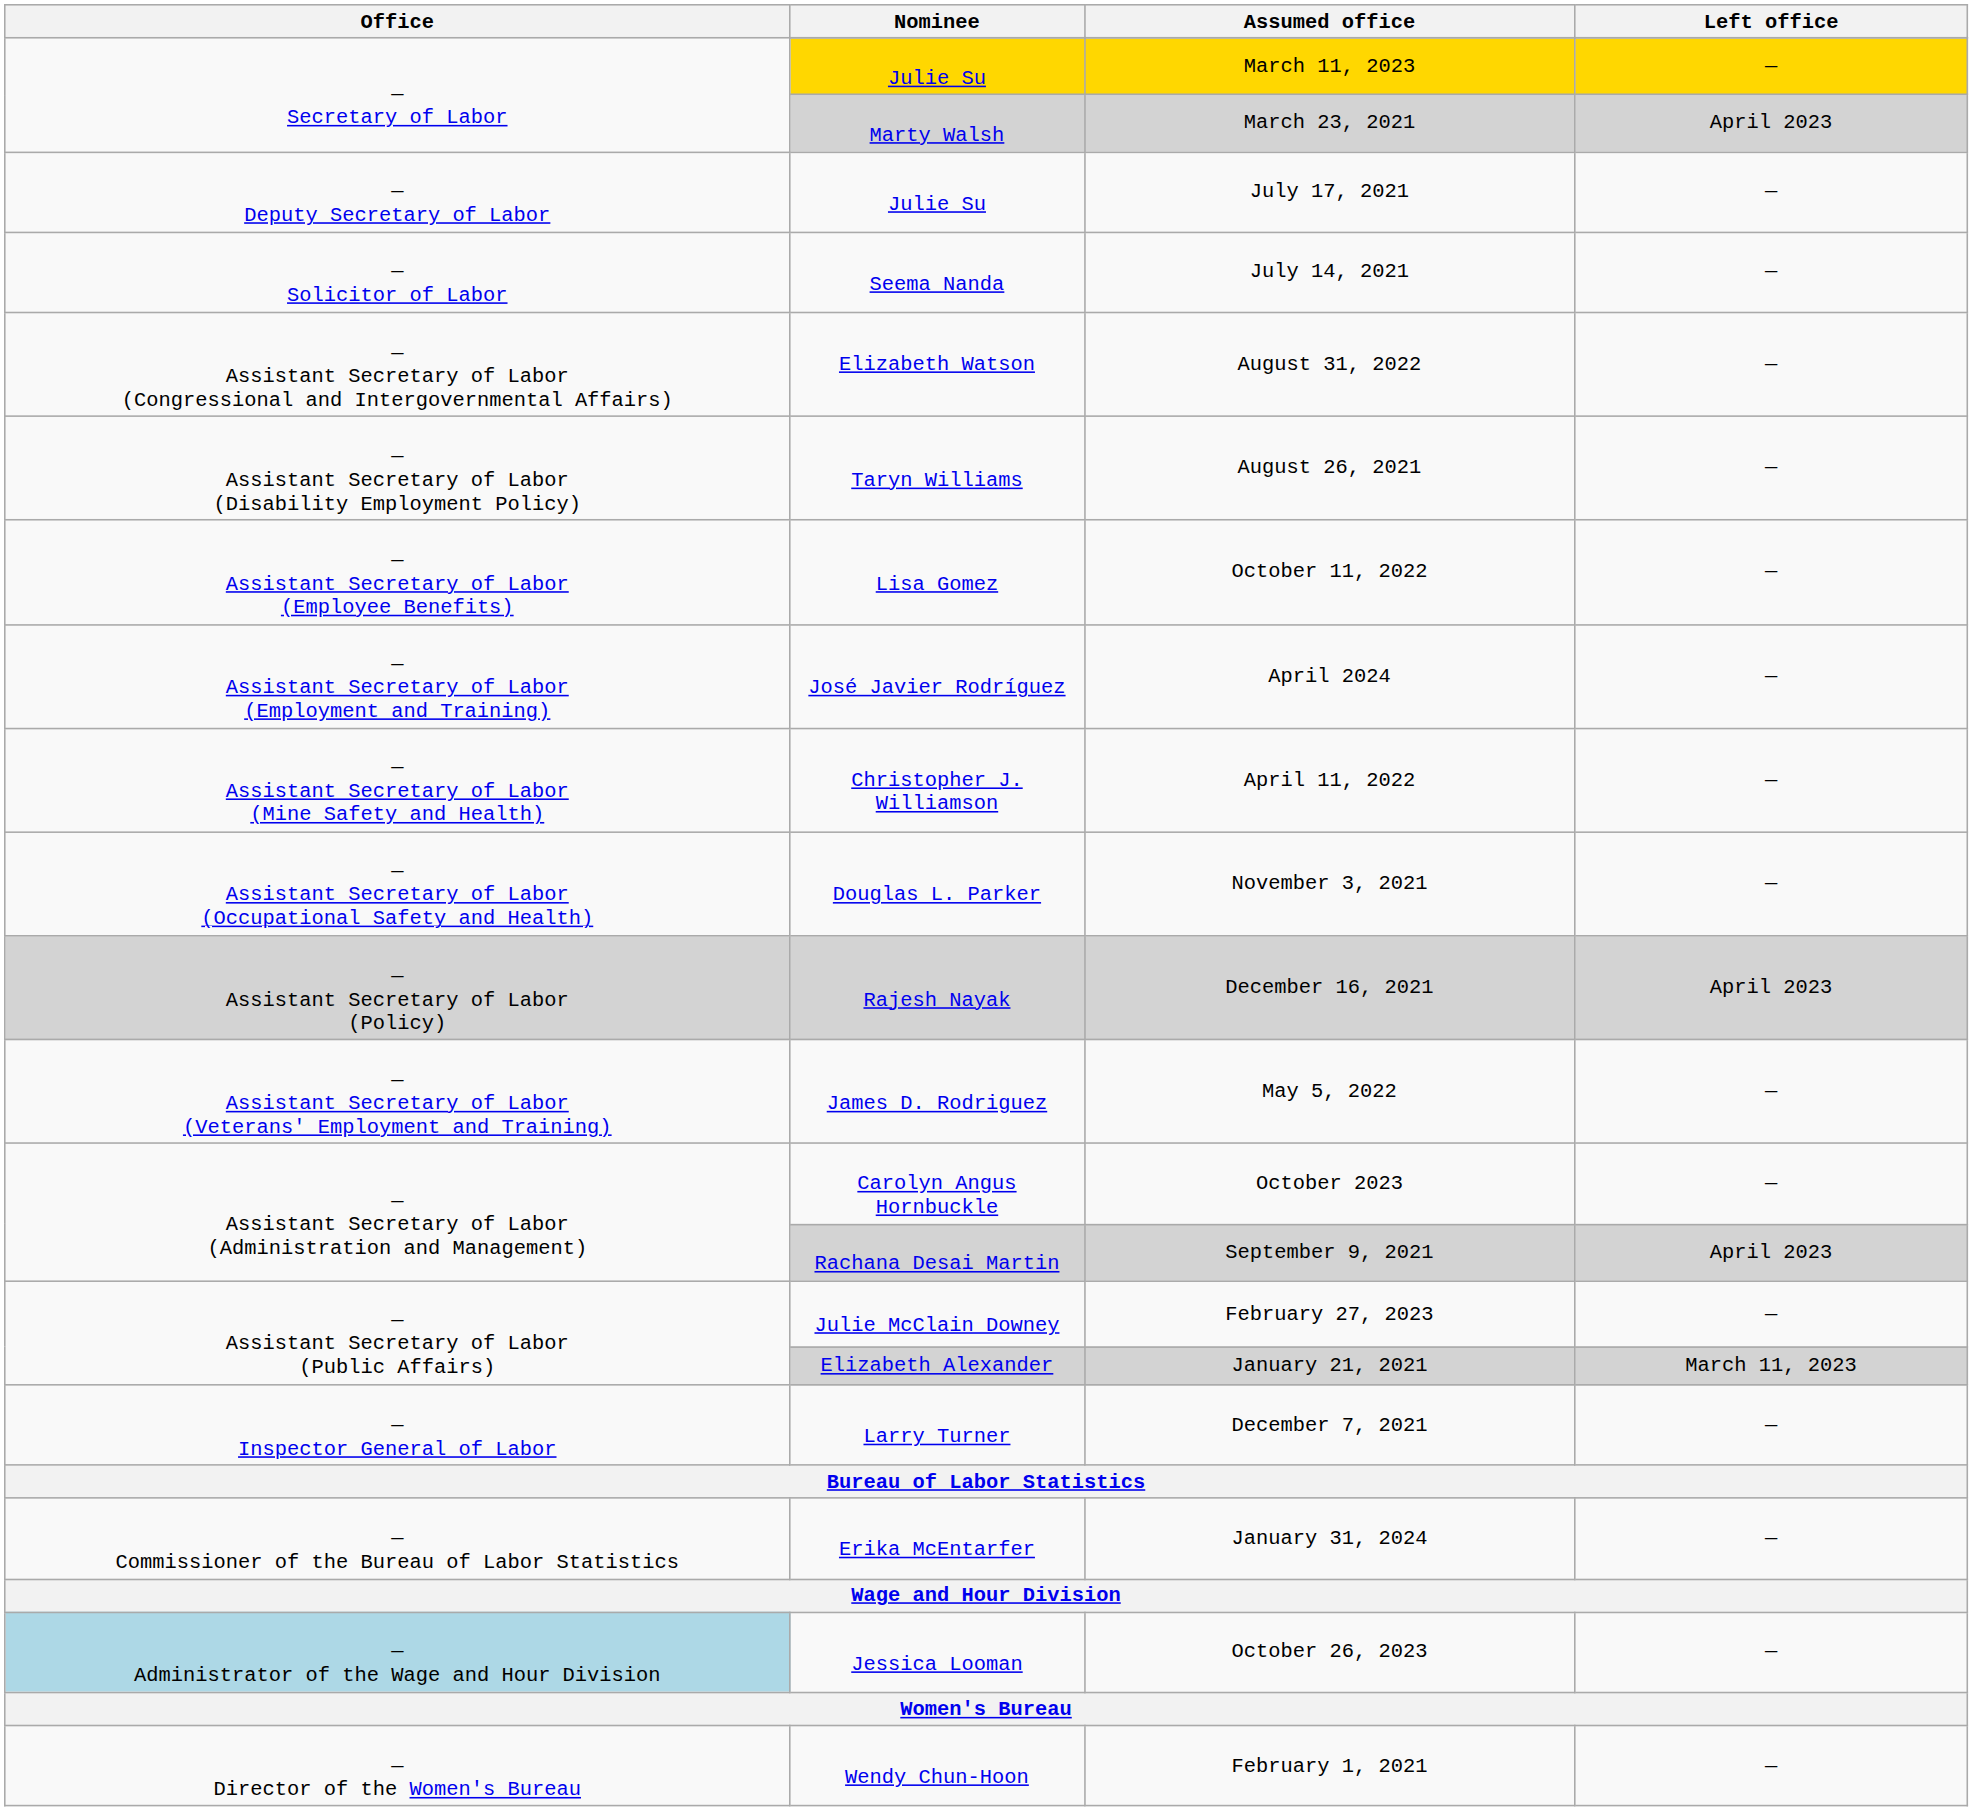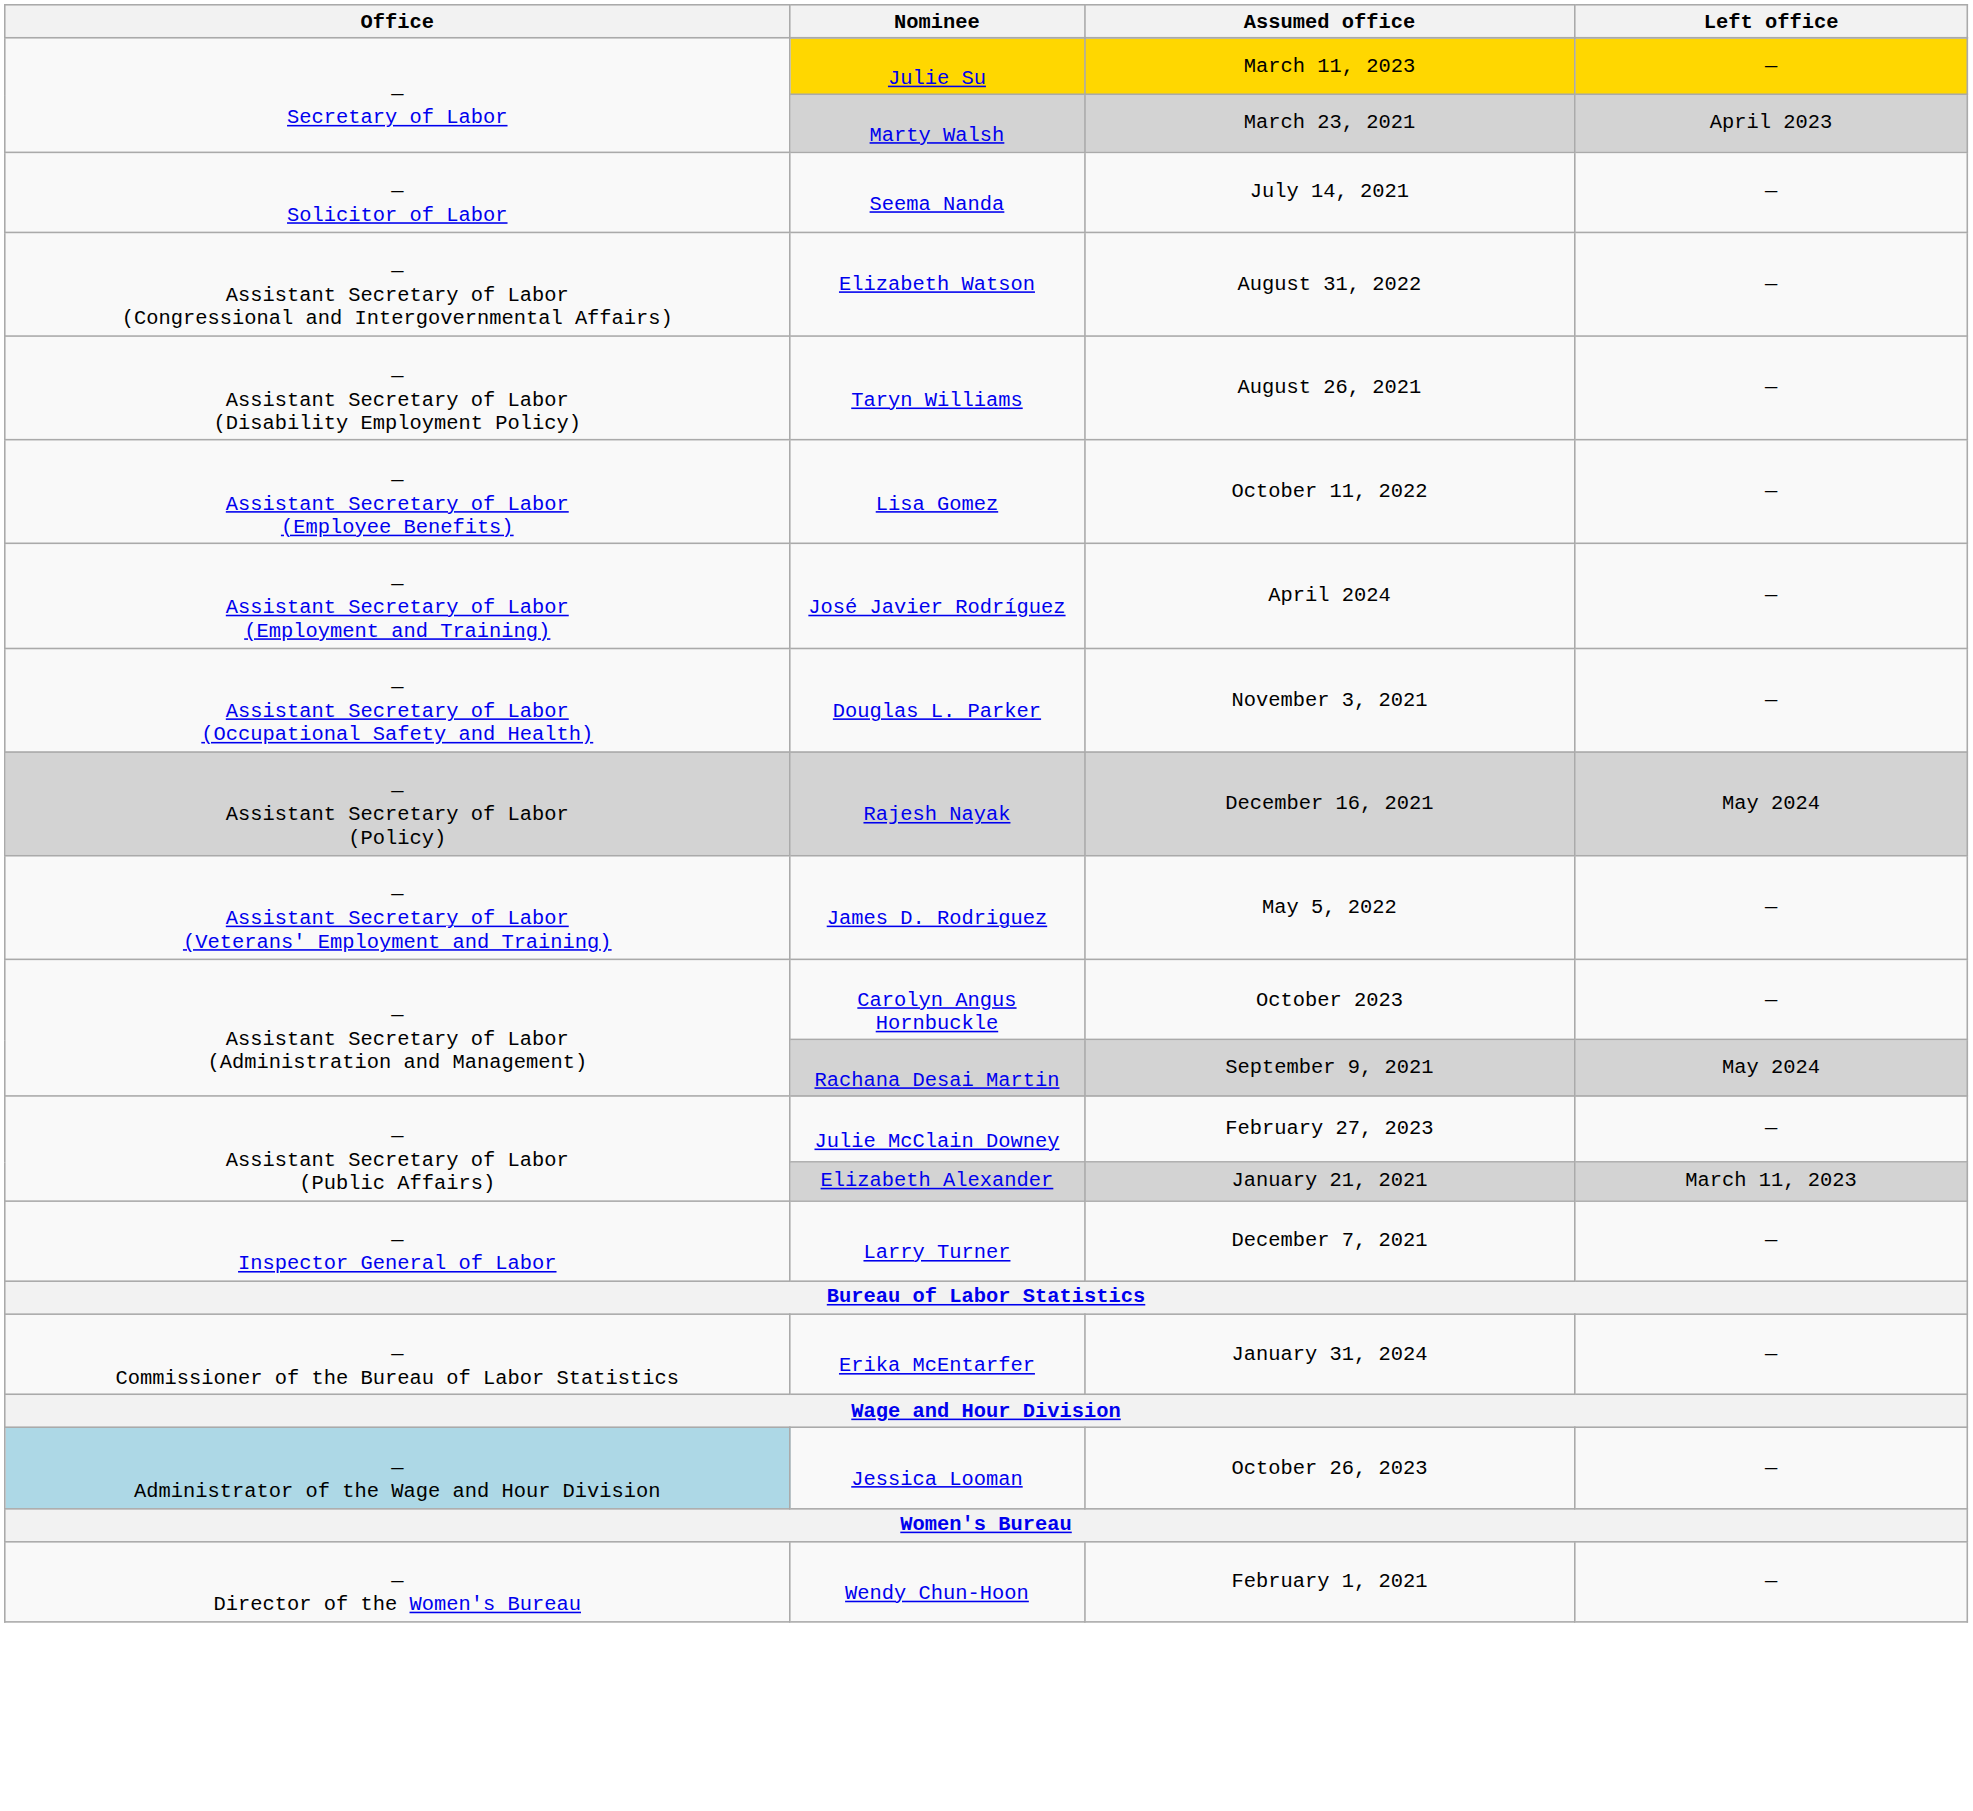- row: (1329, 192)
- row: (1329, 780)
(1771, 988) April 2023 -> (1771, 804) May 2024
(1771, 1252) April 2023 -> (1771, 1068) May 2024
